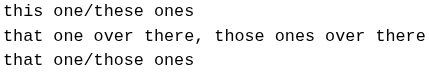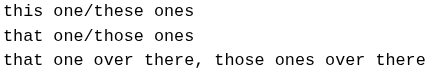rows swapped: (99, 61) <-> (214, 36)
